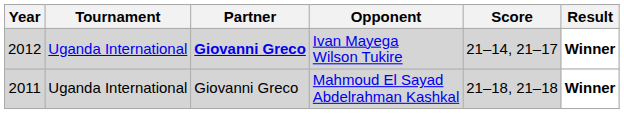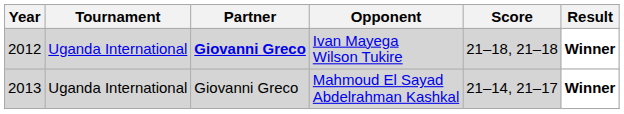(512, 49) 21–14, 21–17 -> (512, 49) 21–18, 21–18
(25, 89) 2011 -> (25, 89) 2013
(512, 89) 21–18, 21–18 -> (512, 89) 21–14, 21–17
